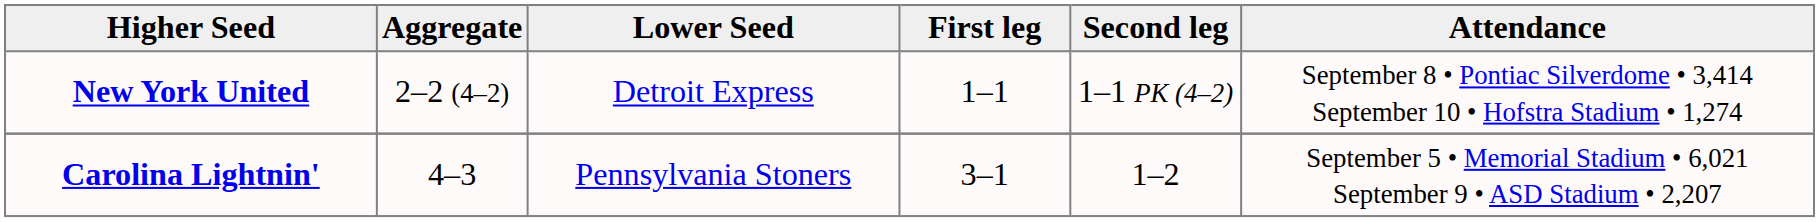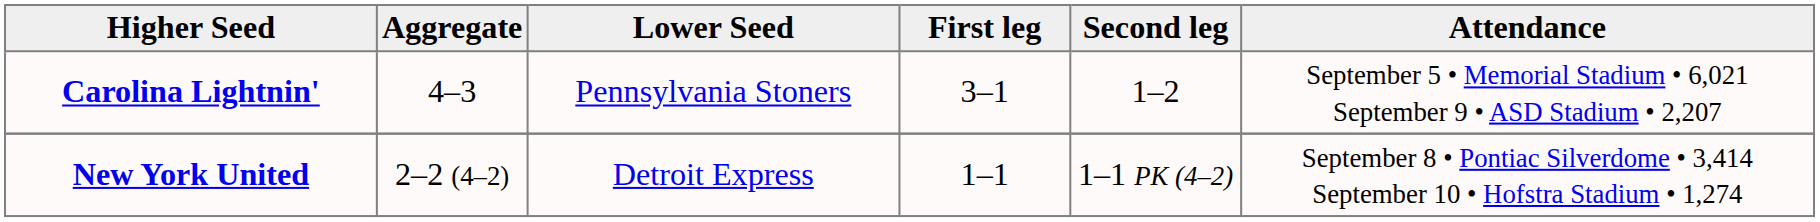rows swapped: (191, 174) <-> (191, 91)
